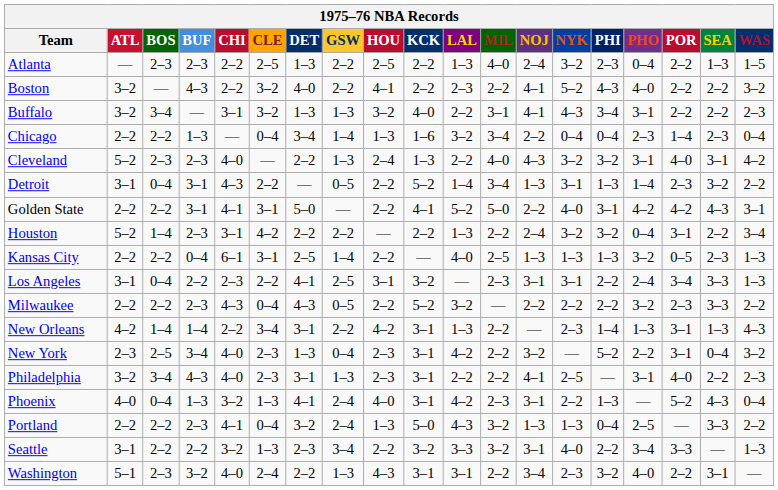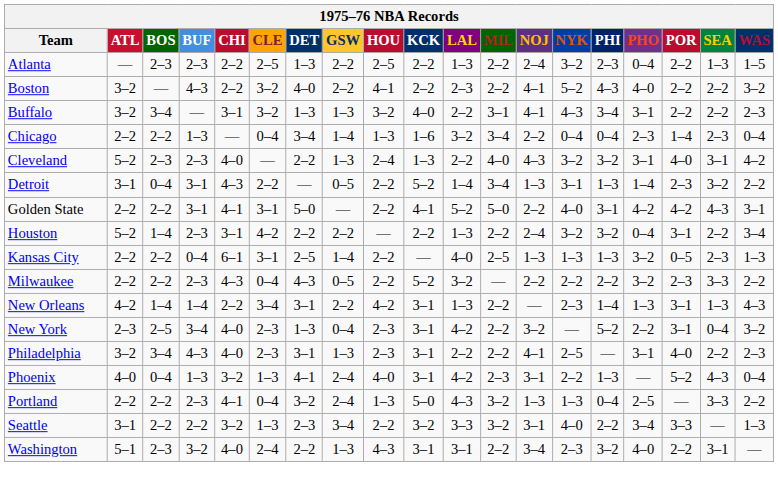(498, 64) 4–0 -> (498, 64) 2–2
- row: (44, 281)
